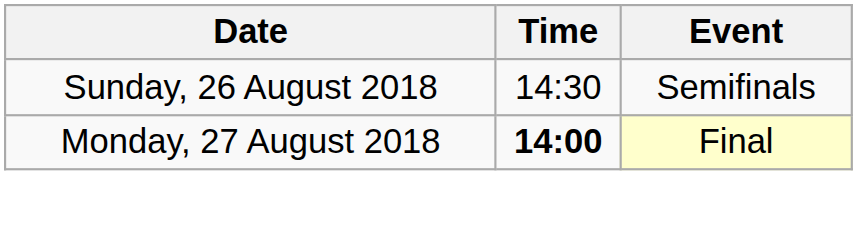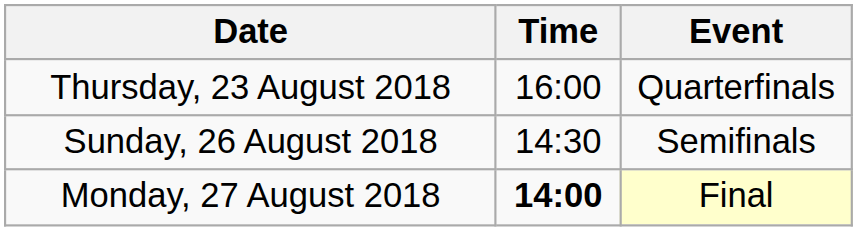+ row: (251, 86)
